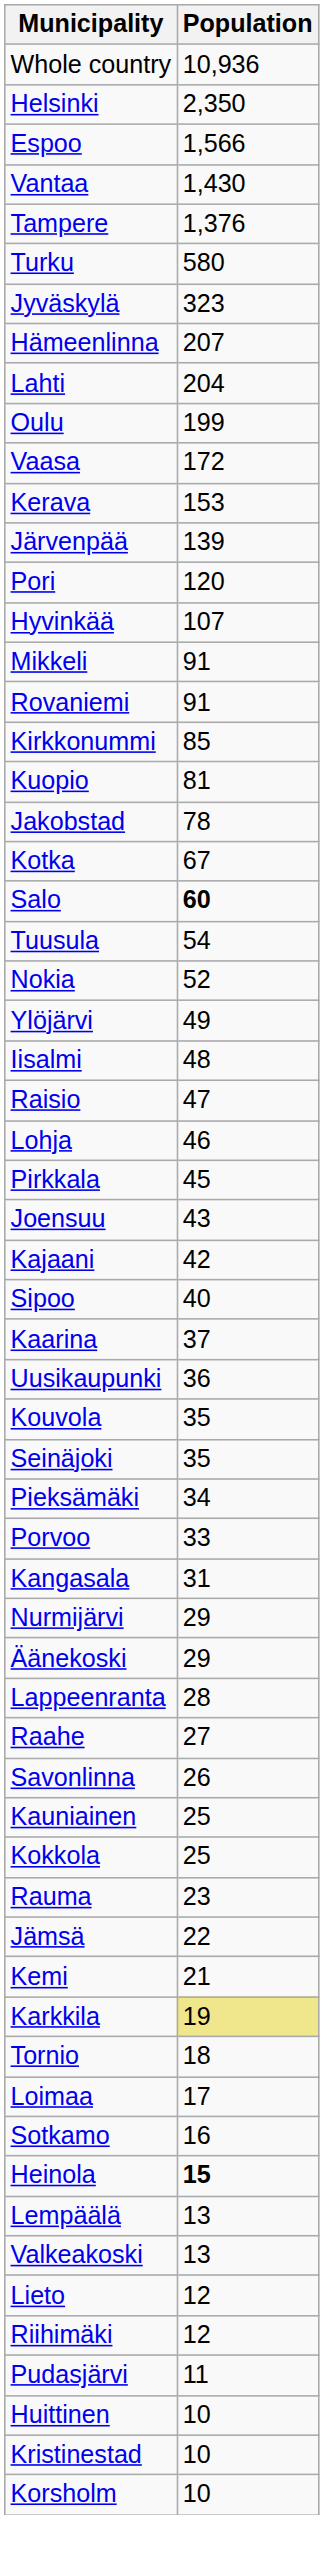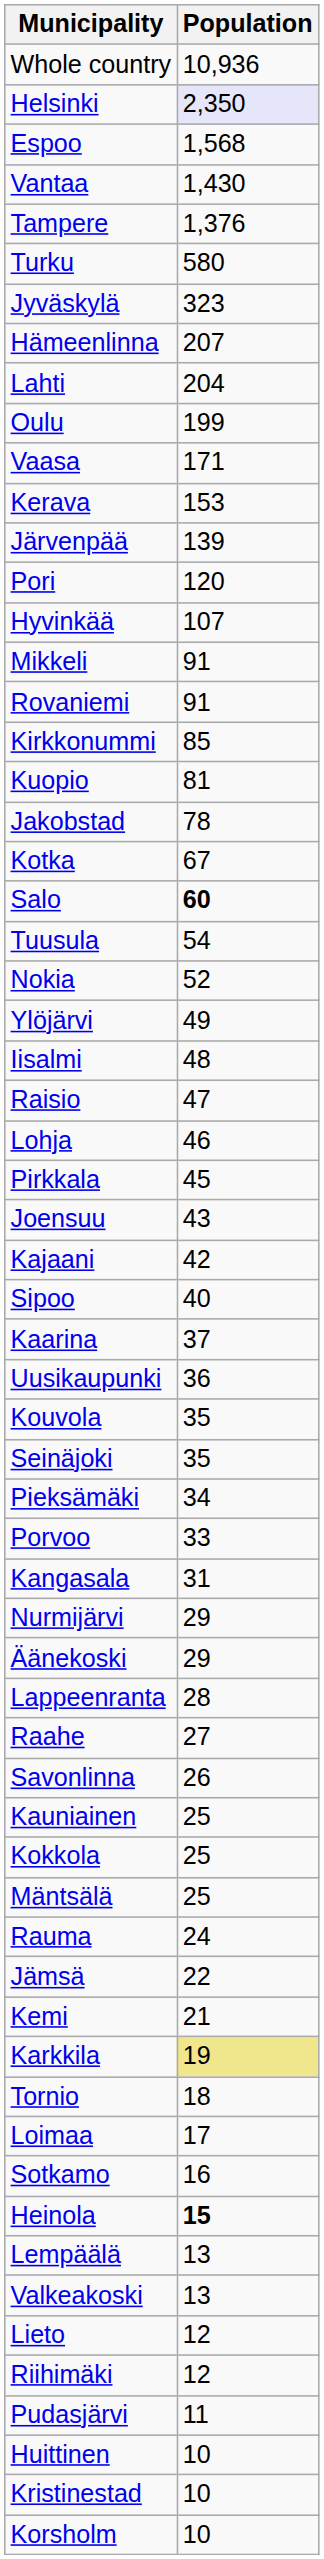(214, 104) no background -> (214, 104) lavender background
(214, 143) 1,566 -> (214, 143) 1,568
(204, 462) 172 -> (204, 462) 171
+ row: (62, 1896)
(197, 1896) 23 -> (197, 1936) 24
